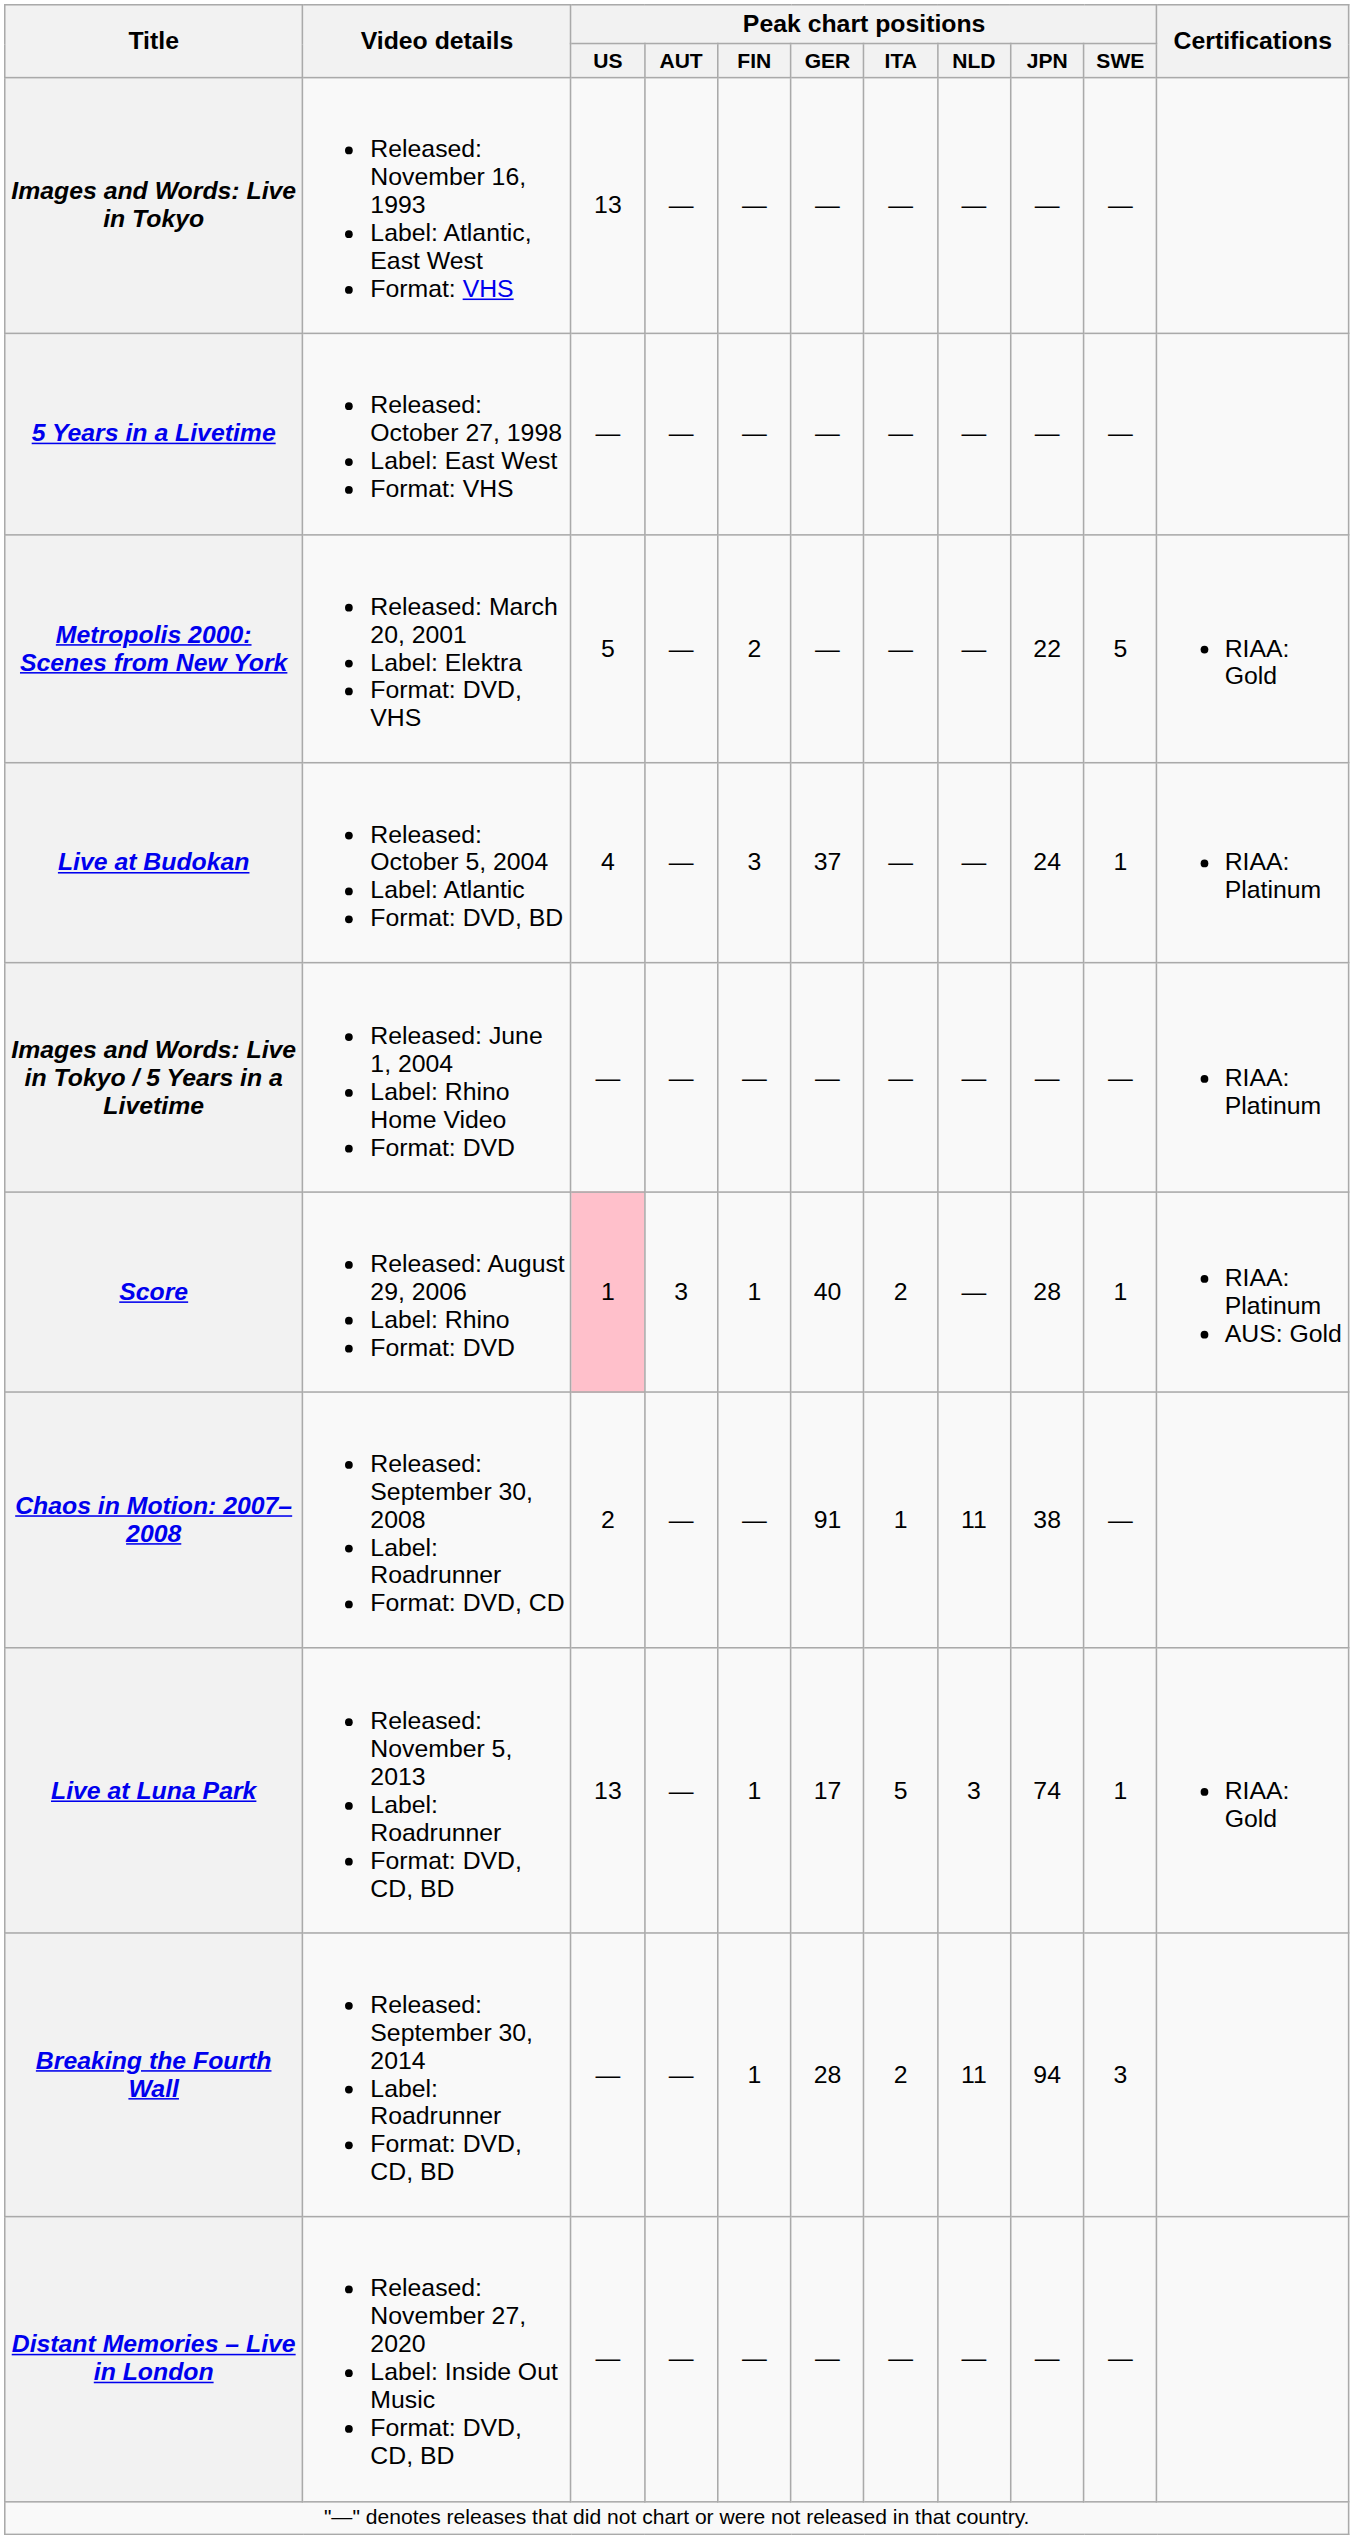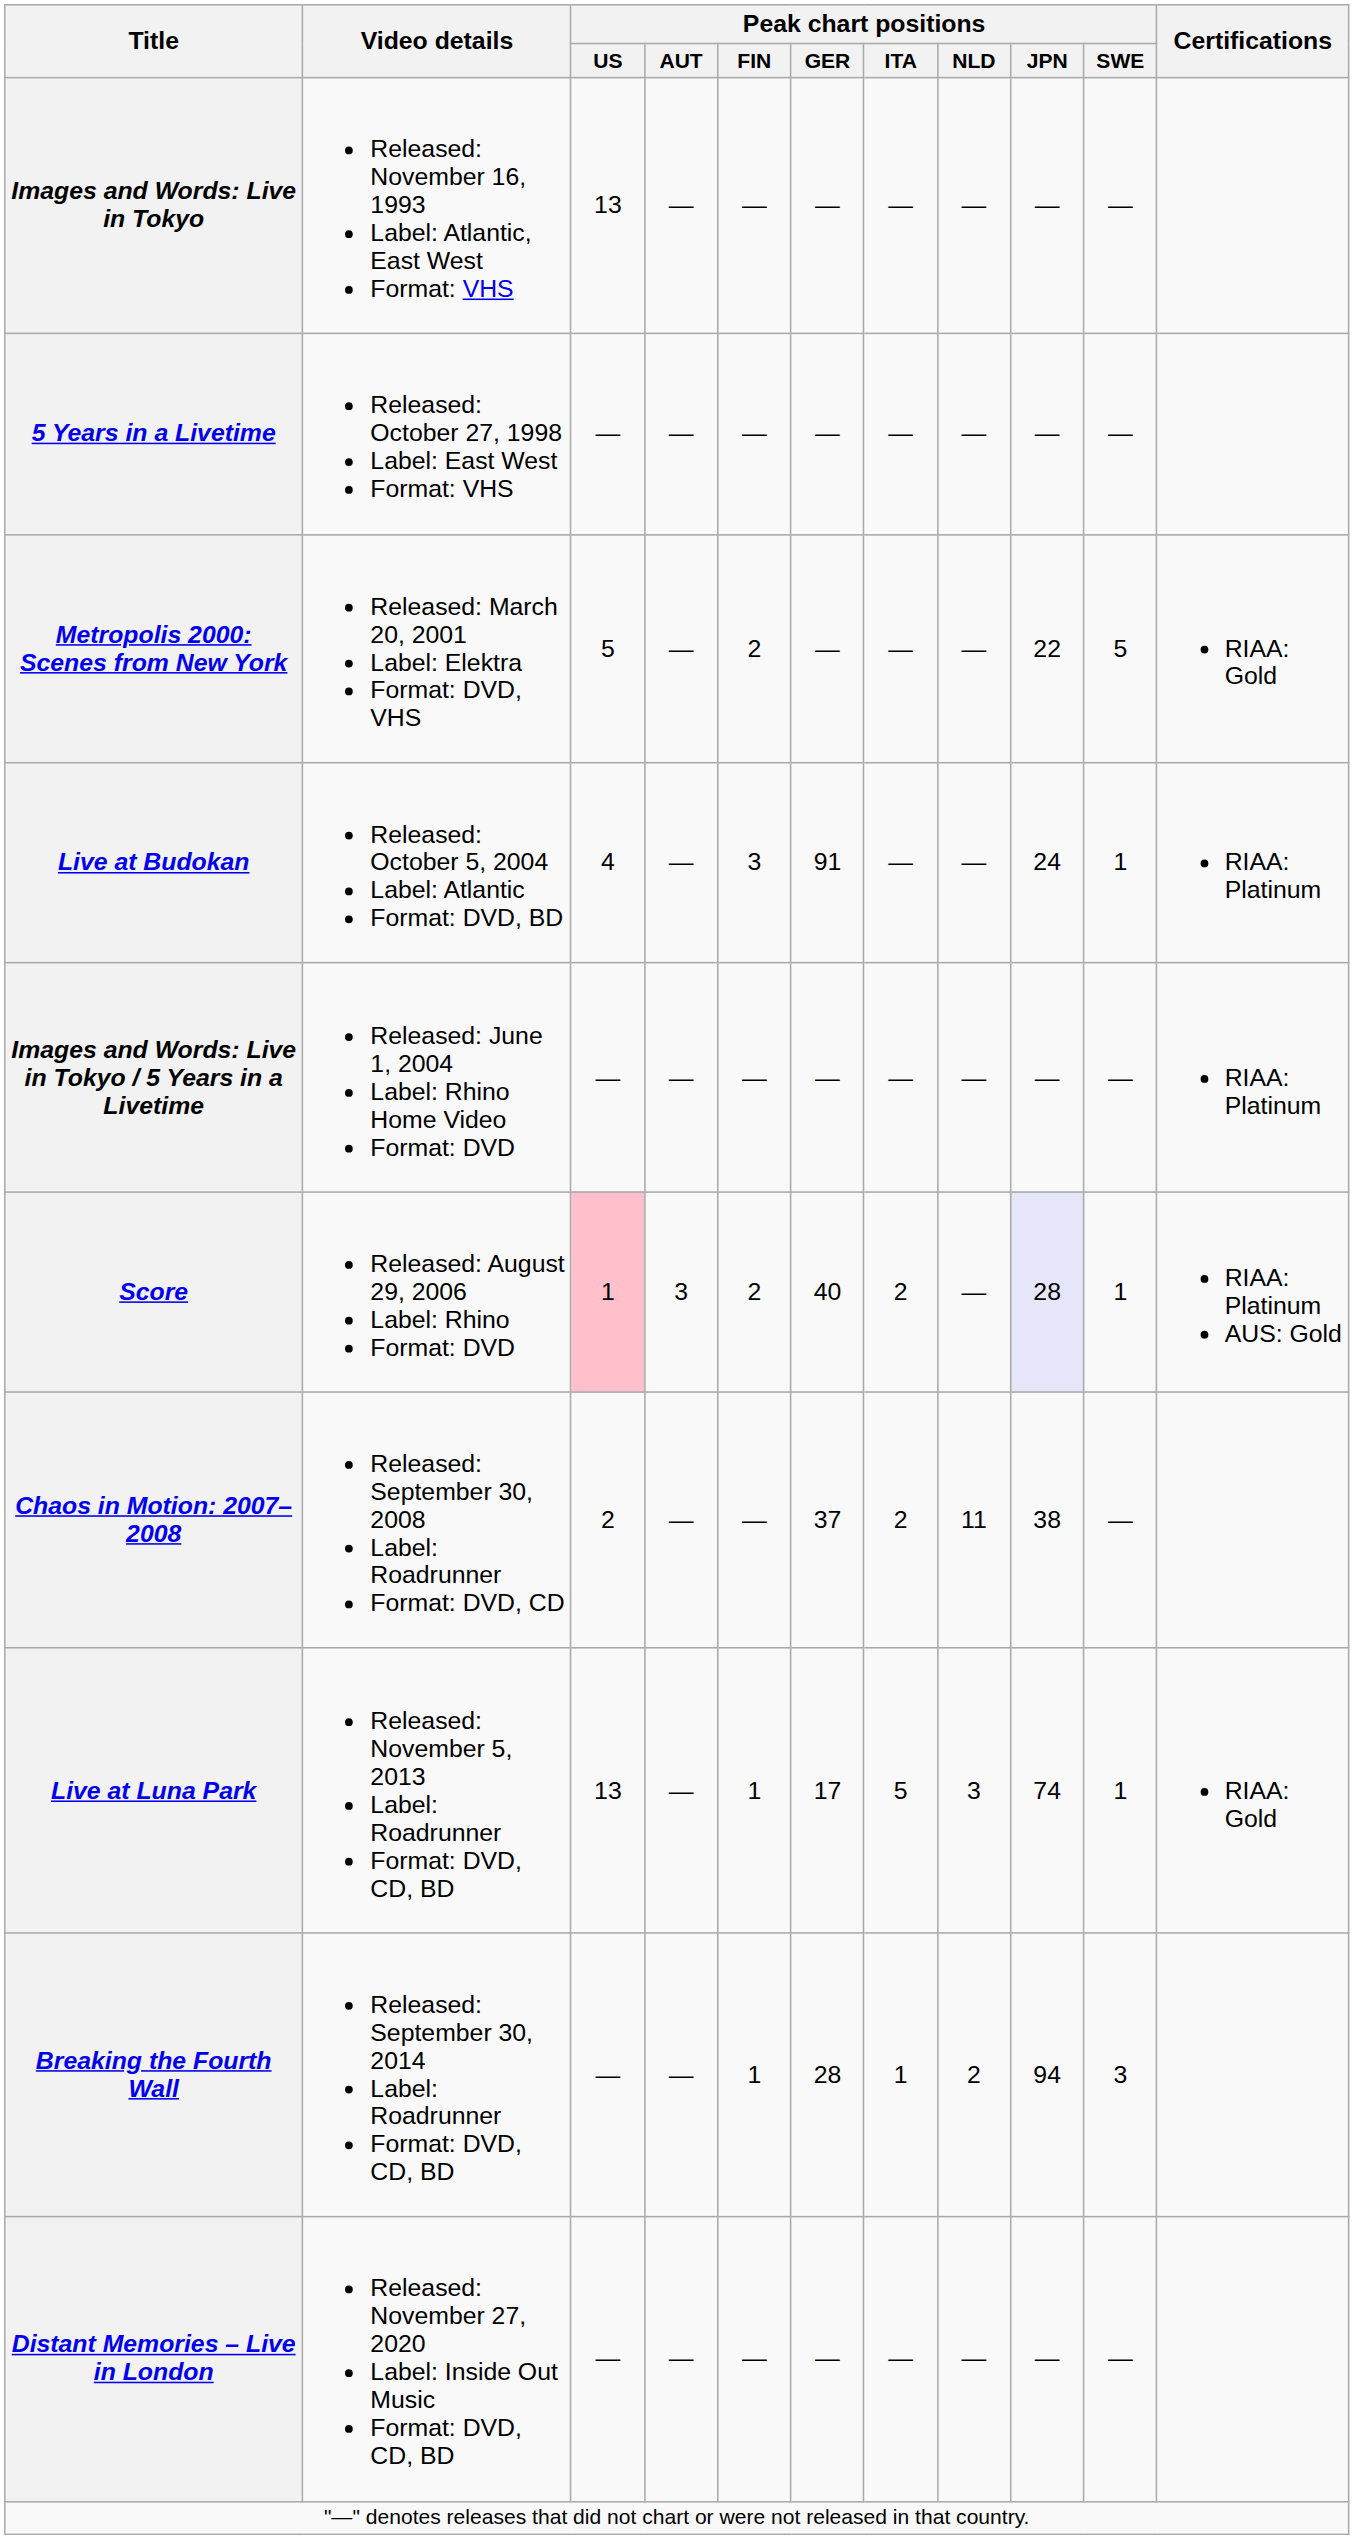(828, 862) 37 -> (828, 862) 91
(754, 1291) 1 -> (754, 1291) 2
(1047, 1291) no background -> (1047, 1291) lavender background
(828, 1520) 91 -> (828, 1520) 37
(901, 1520) 1 -> (901, 1520) 2
(901, 2074) 2 -> (901, 2074) 1
(974, 2074) 11 -> (974, 2074) 2
